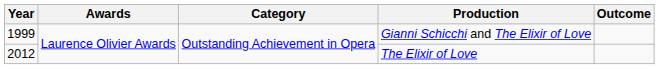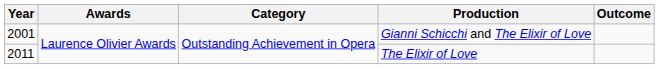(21, 34) 1999 -> (21, 34) 2001
(21, 53) 2012 -> (21, 53) 2011
